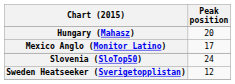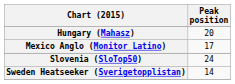(209, 73) 12 -> (209, 73) 14
